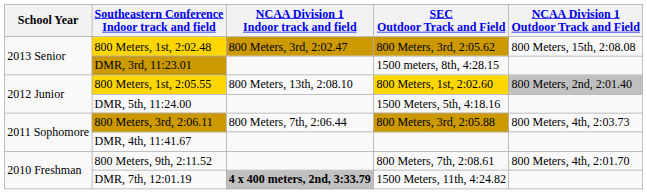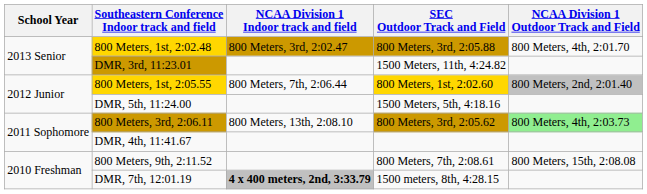(436, 46) 800 Meters, 3rd, 2:05.62 -> (436, 46) 800 Meters, 3rd, 2:05.88
(573, 46) 800 Meters, 15th, 2:08.08 -> (570, 46) 800 Meters, 4th, 2:01.70
(438, 65) 1500 meters, 8th, 4:28.15 -> (441, 65) 1500 Meters, 11th, 4:24.82
(291, 84) 800 Meters, 13th, 2:08.10 -> (288, 84) 800 Meters, 7th, 2:06.44
(288, 122) 800 Meters, 7th, 2:06.44 -> (291, 122) 800 Meters, 13th, 2:08.10
(436, 122) 800 Meters, 3rd, 2:05.88 -> (436, 122) 800 Meters, 3rd, 2:05.62
(570, 122) no background -> (570, 122) lightgreen background
(570, 160) 800 Meters, 4th, 2:01.70 -> (573, 160) 800 Meters, 15th, 2:08.08
(441, 179) 1500 Meters, 11th, 4:24.82 -> (438, 179) 1500 meters, 8th, 4:28.15
